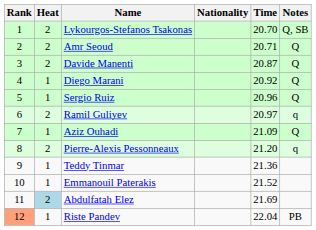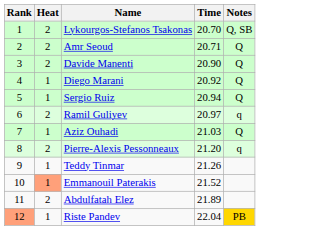- column: (223, 13)
(265, 64) 20.87 -> (209, 64) 20.90
(265, 98) 20.96 -> (209, 98) 20.94
(265, 132) 21.09 -> (209, 132) 21.03
(265, 166) 21.36 -> (209, 166) 21.26
(48, 183) no background -> (48, 183) lightsalmon background
(48, 200) lightblue background -> (48, 200) no background
(265, 200) 21.69 -> (209, 200) 21.89
(295, 217) no background -> (239, 217) gold background
